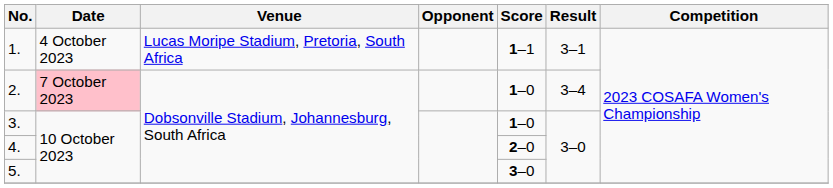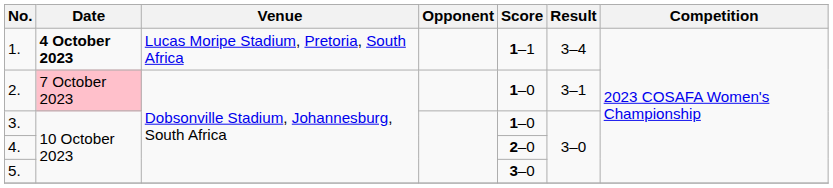(73, 49) normal -> (75, 49) bold
(573, 49) 3–1 -> (573, 49) 3–4
(573, 90) 3–4 -> (573, 90) 3–1
